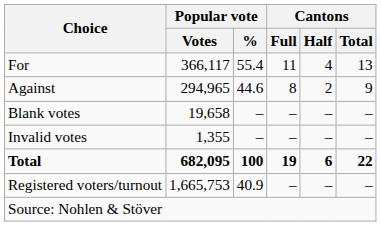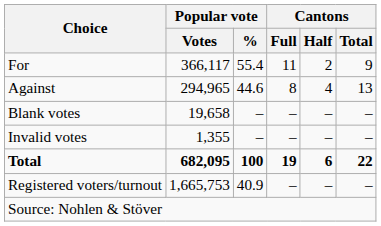(329, 64) 4 -> (329, 64) 2
(365, 64) 13 -> (369, 64) 9
(329, 88) 2 -> (329, 88) 4
(369, 88) 9 -> (365, 88) 13
